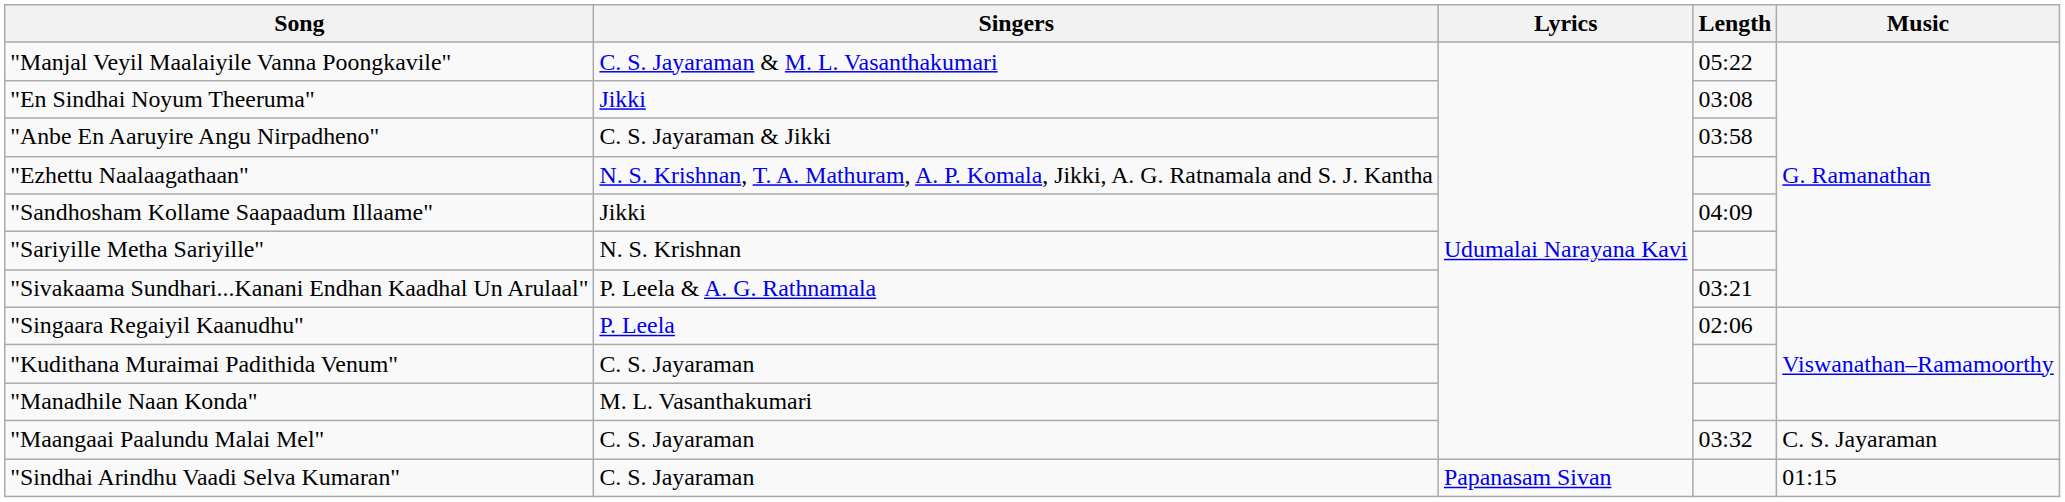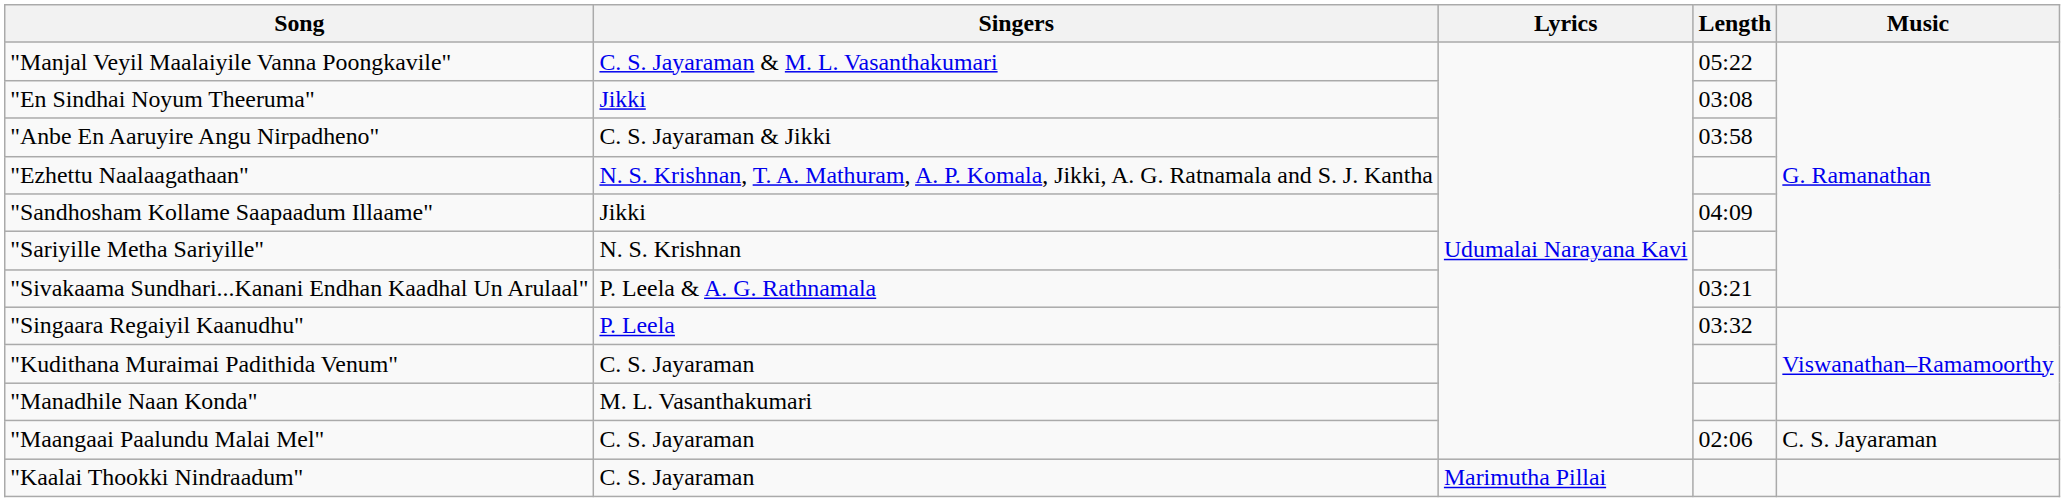(1726, 325) 02:06 -> (1726, 325) 03:32
(1726, 439) 03:32 -> (1726, 439) 02:06
- row: (205, 477)
+ row: (157, 477)
